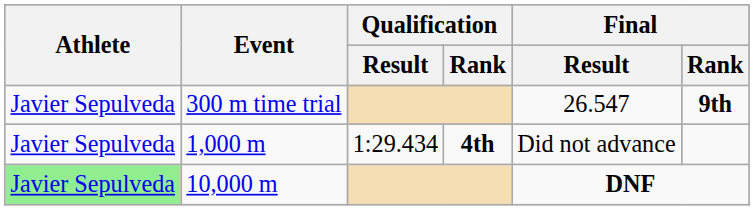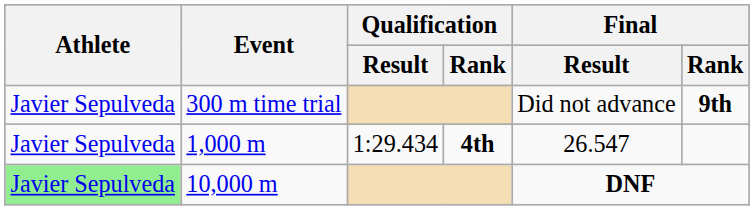(596, 104) 26.547 -> (596, 104) Did not advance
(596, 144) Did not advance -> (596, 144) 26.547
